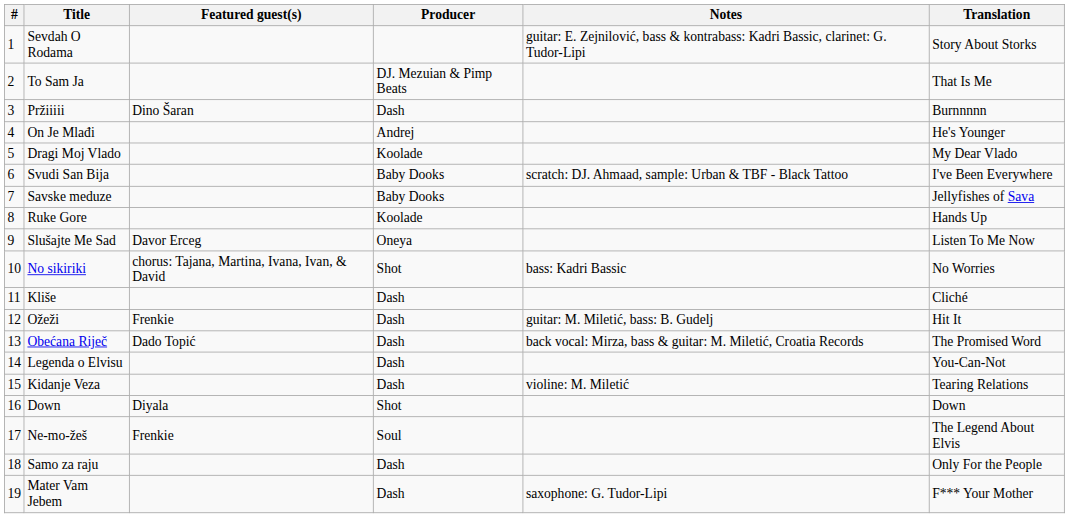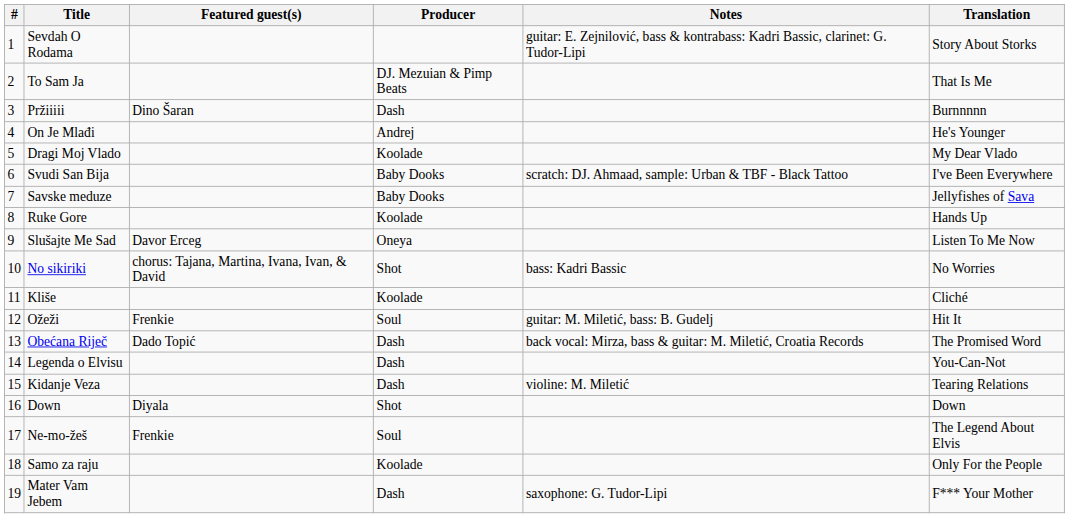(391, 298) Dash -> (400, 298) Koolade
(391, 320) Dash -> (389, 320) Soul
(391, 464) Dash -> (400, 464) Koolade
